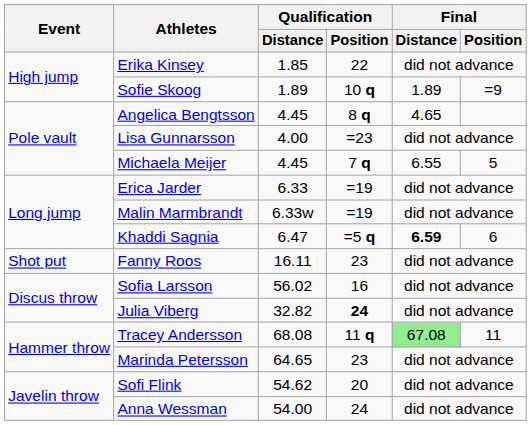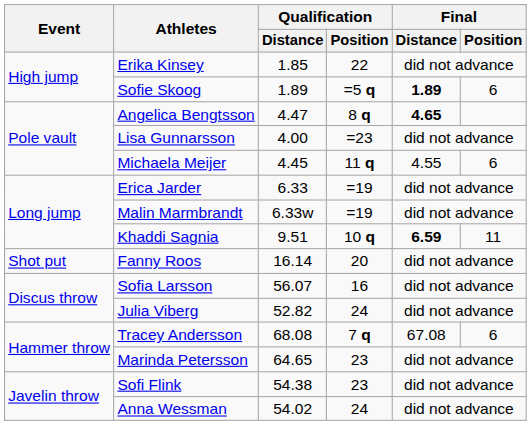(359, 90) 10 q -> (359, 90) =5 q
(426, 90) normal -> (426, 90) bold
(493, 90) =9 -> (493, 90) 6
(293, 114) 4.45 -> (293, 114) 4.47
(426, 114) normal -> (426, 114) bold
(359, 163) 7 q -> (359, 163) 11 q
(426, 163) 6.55 -> (426, 163) 4.55
(493, 163) 5 -> (493, 163) 6
(293, 237) 6.47 -> (293, 237) 9.51
(359, 237) =5 q -> (359, 237) 10 q
(493, 237) 6 -> (493, 237) 11
(293, 262) 16.11 -> (293, 262) 16.14
(359, 262) 23 -> (359, 262) 20
(293, 286) 56.02 -> (293, 286) 56.07
(293, 311) 32.82 -> (293, 311) 52.82
(359, 311) bold -> (359, 311) normal
(359, 335) 11 q -> (359, 335) 7 q
(426, 335) lightgreen background -> (426, 335) no background
(493, 335) 11 -> (493, 335) 6
(293, 384) 54.62 -> (293, 384) 54.38
(359, 384) 20 -> (359, 384) 23
(293, 409) 54.00 -> (293, 409) 54.02
